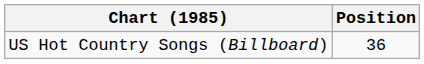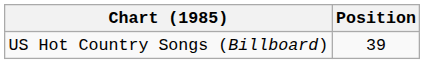(376, 45) 36 -> (376, 45) 39
